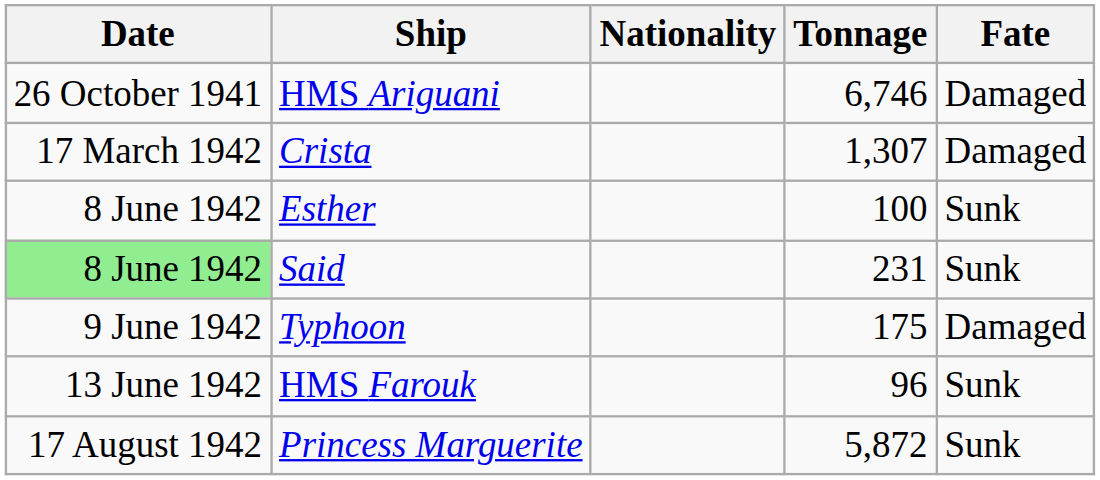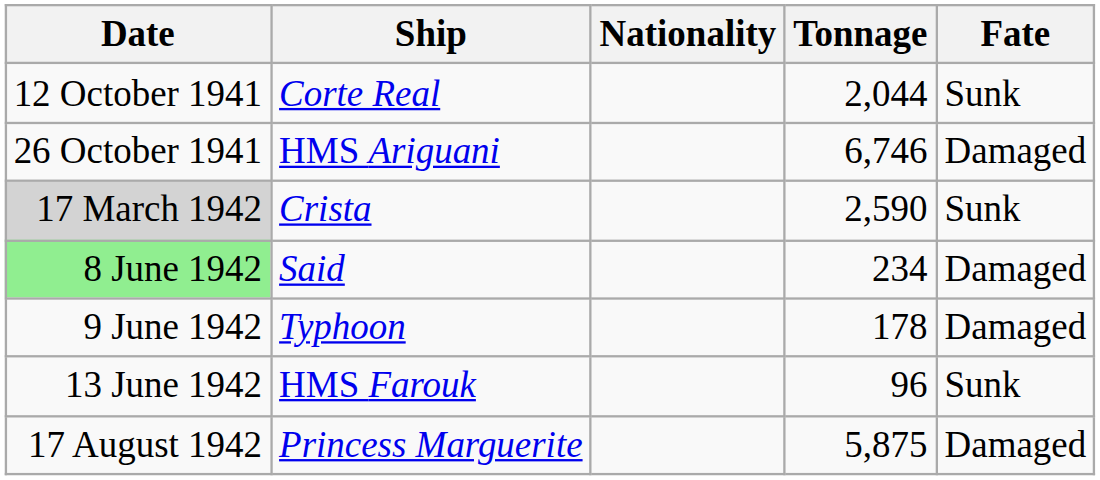+ row: (360, 92)
(149, 151) no background -> (149, 209) lightgrey background
(886, 151) 1,307 -> (886, 209) 2,590
(1015, 151) Damaged -> (983, 209) Sunk
- row: (327, 209)
(900, 268) 231 -> (900, 268) 234
(983, 268) Sunk -> (1015, 268) Damaged
(900, 326) 175 -> (900, 326) 178
(886, 444) 5,872 -> (886, 444) 5,875
(983, 444) Sunk -> (1015, 444) Damaged
